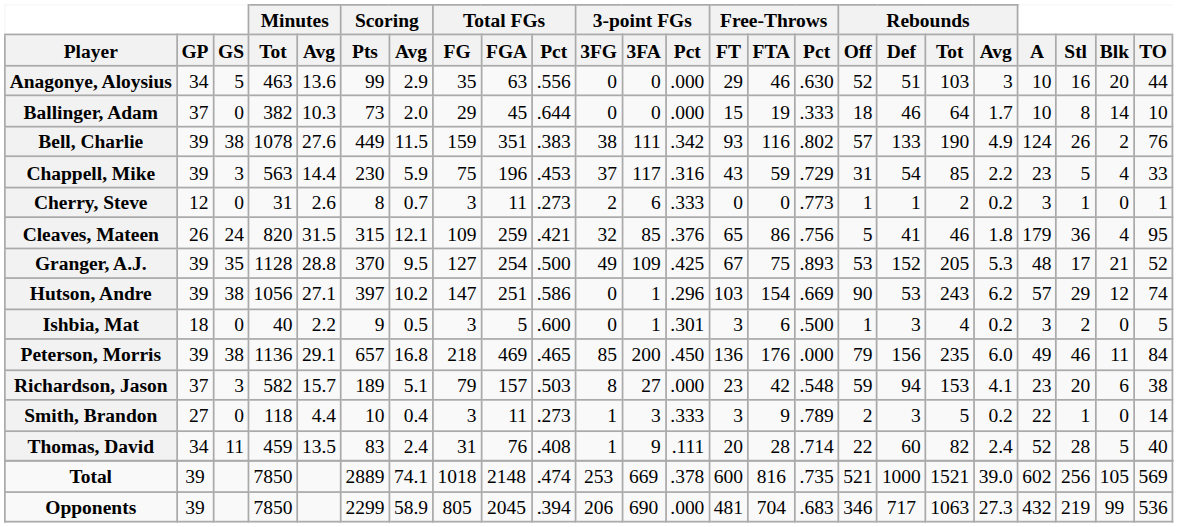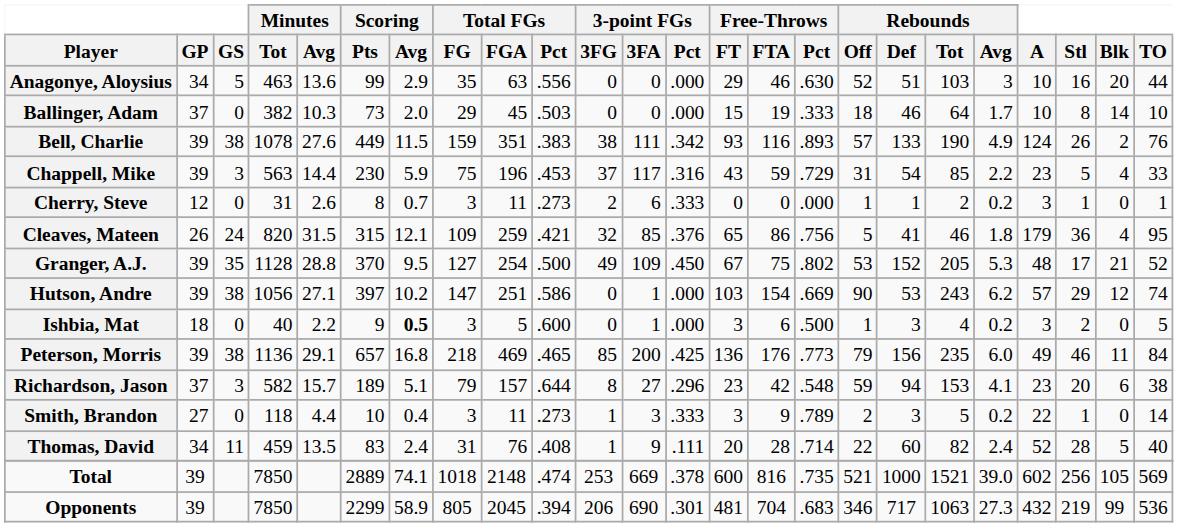(554, 111) .644 -> (554, 111) .503
(817, 142) .802 -> (817, 142) .893
(817, 203) .773 -> (817, 203) .000
(687, 263) .425 -> (687, 263) .450
(817, 263) .893 -> (817, 263) .802
(687, 294) .296 -> (687, 294) .000
(416, 324) normal -> (416, 324) bold
(687, 324) .301 -> (687, 324) .000
(687, 355) .450 -> (687, 355) .425
(817, 355) .000 -> (817, 355) .773
(554, 385) .503 -> (554, 385) .644
(687, 385) .000 -> (687, 385) .296
(687, 507) .000 -> (687, 507) .301
